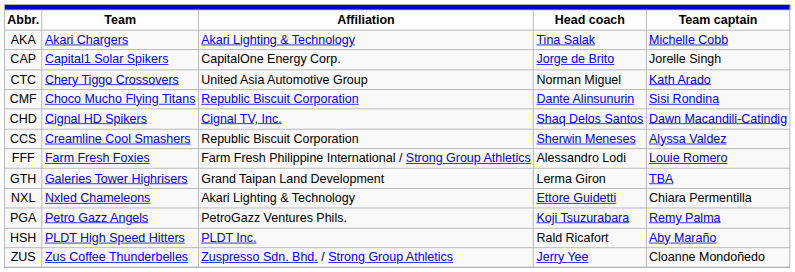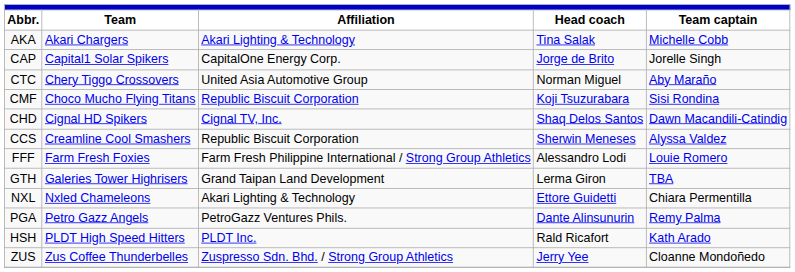(680, 79) Kath Arado -> (683, 79) Aby Maraño
(585, 99) Dante Alinsunurin -> (583, 99) Koji Tsuzurabara
(583, 218) Koji Tsuzurabara -> (585, 218) Dante Alinsunurin
(683, 237) Aby Maraño -> (680, 237) Kath Arado
